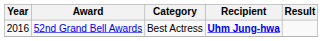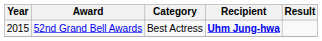(18, 28) 2016 -> (18, 28) 2015
